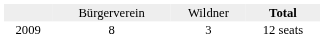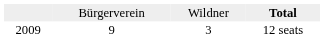(112, 30) 8 -> (112, 30) 9
